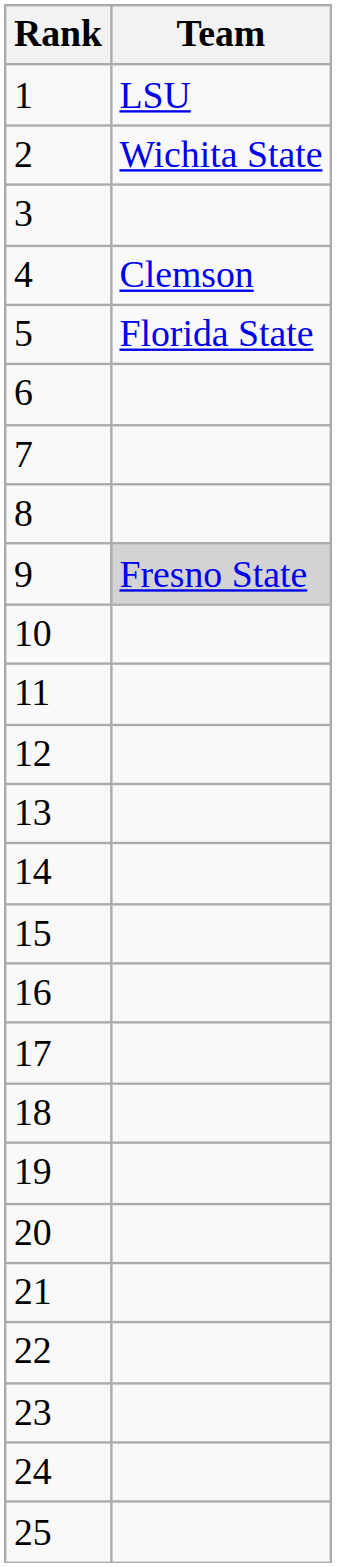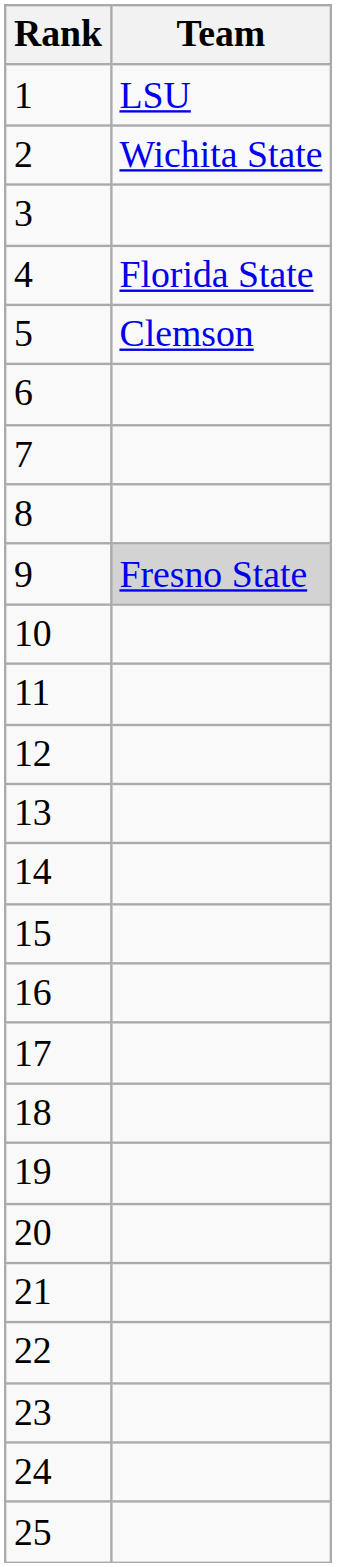(187, 273) Clemson -> (216, 273) Florida State
(216, 333) Florida State -> (187, 333) Clemson
